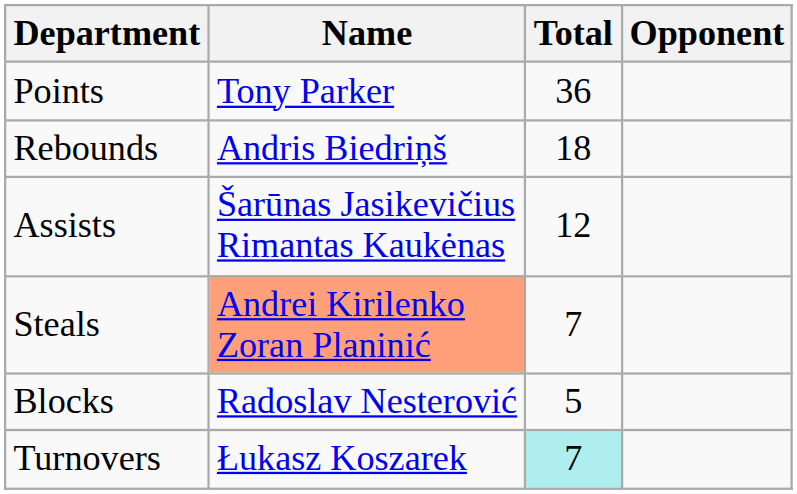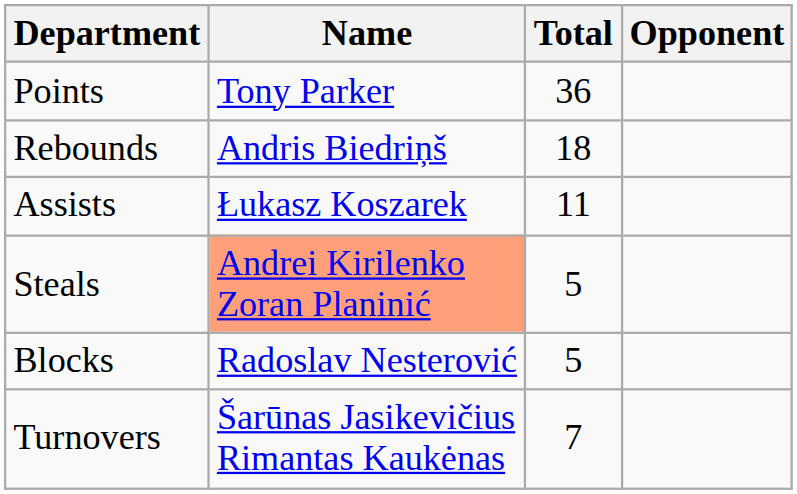(366, 225) Šarūnas Jasikevičius Rimantas Kaukėnas -> (342, 205) Łukasz Koszarek
(573, 225) 12 -> (573, 205) 11
(573, 323) 7 -> (573, 282) 5
(342, 458) Łukasz Koszarek -> (366, 438) Šarūnas Jasikevičius Rimantas Kaukėnas
(573, 458) paleturquoise background -> (573, 438) no background
